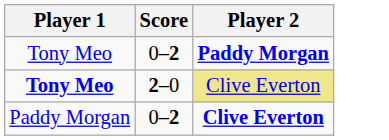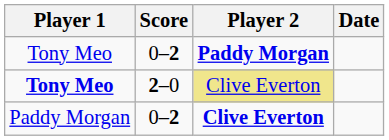+ column: (359, 20)
